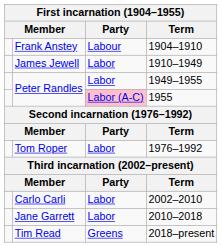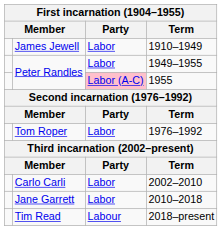- row: (175, 47)
(105, 234) Greens -> (104, 217) Labour
